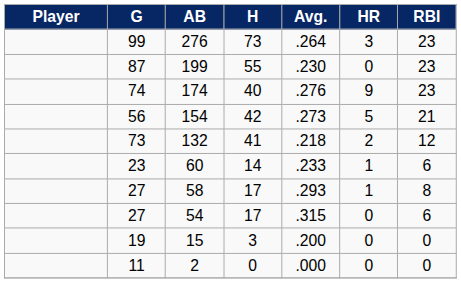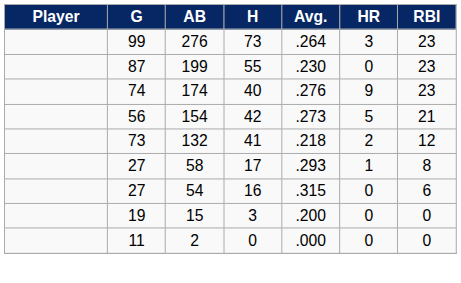- row: (195, 166)
(253, 215) 17 -> (253, 191) 16
